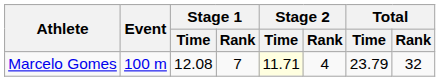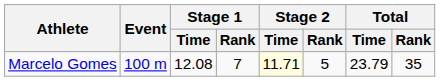(325, 64) 4 -> (325, 64) 5
(413, 64) 32 -> (413, 64) 35
